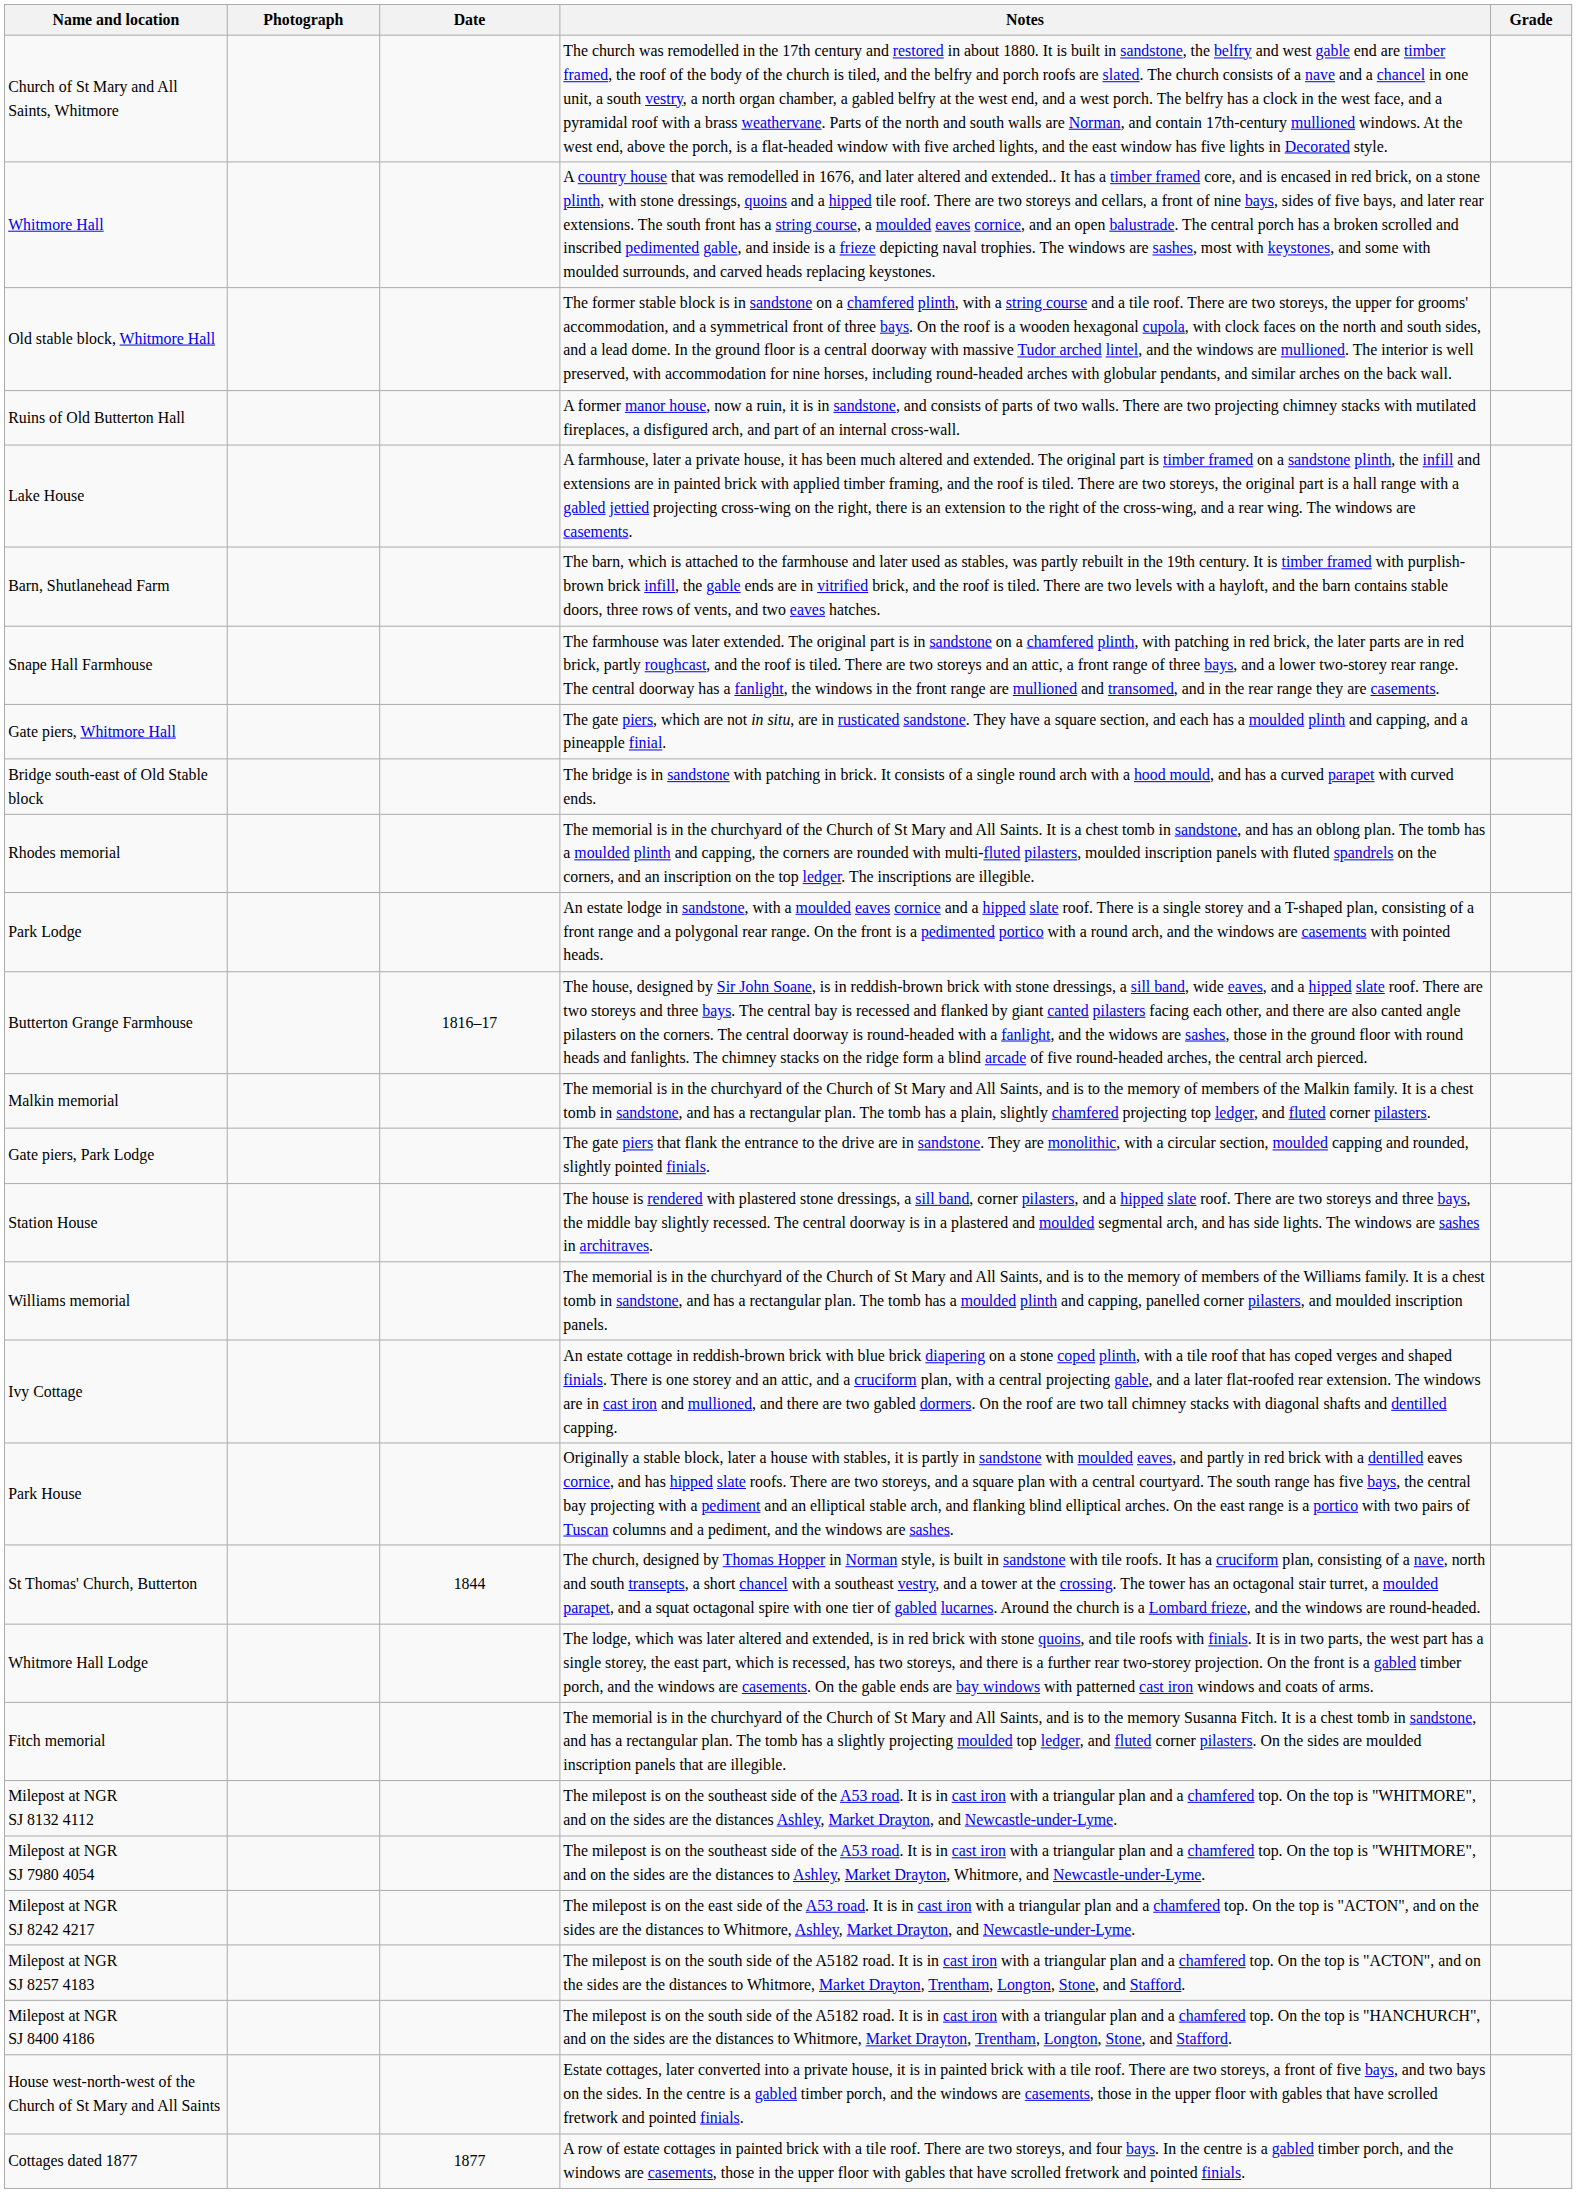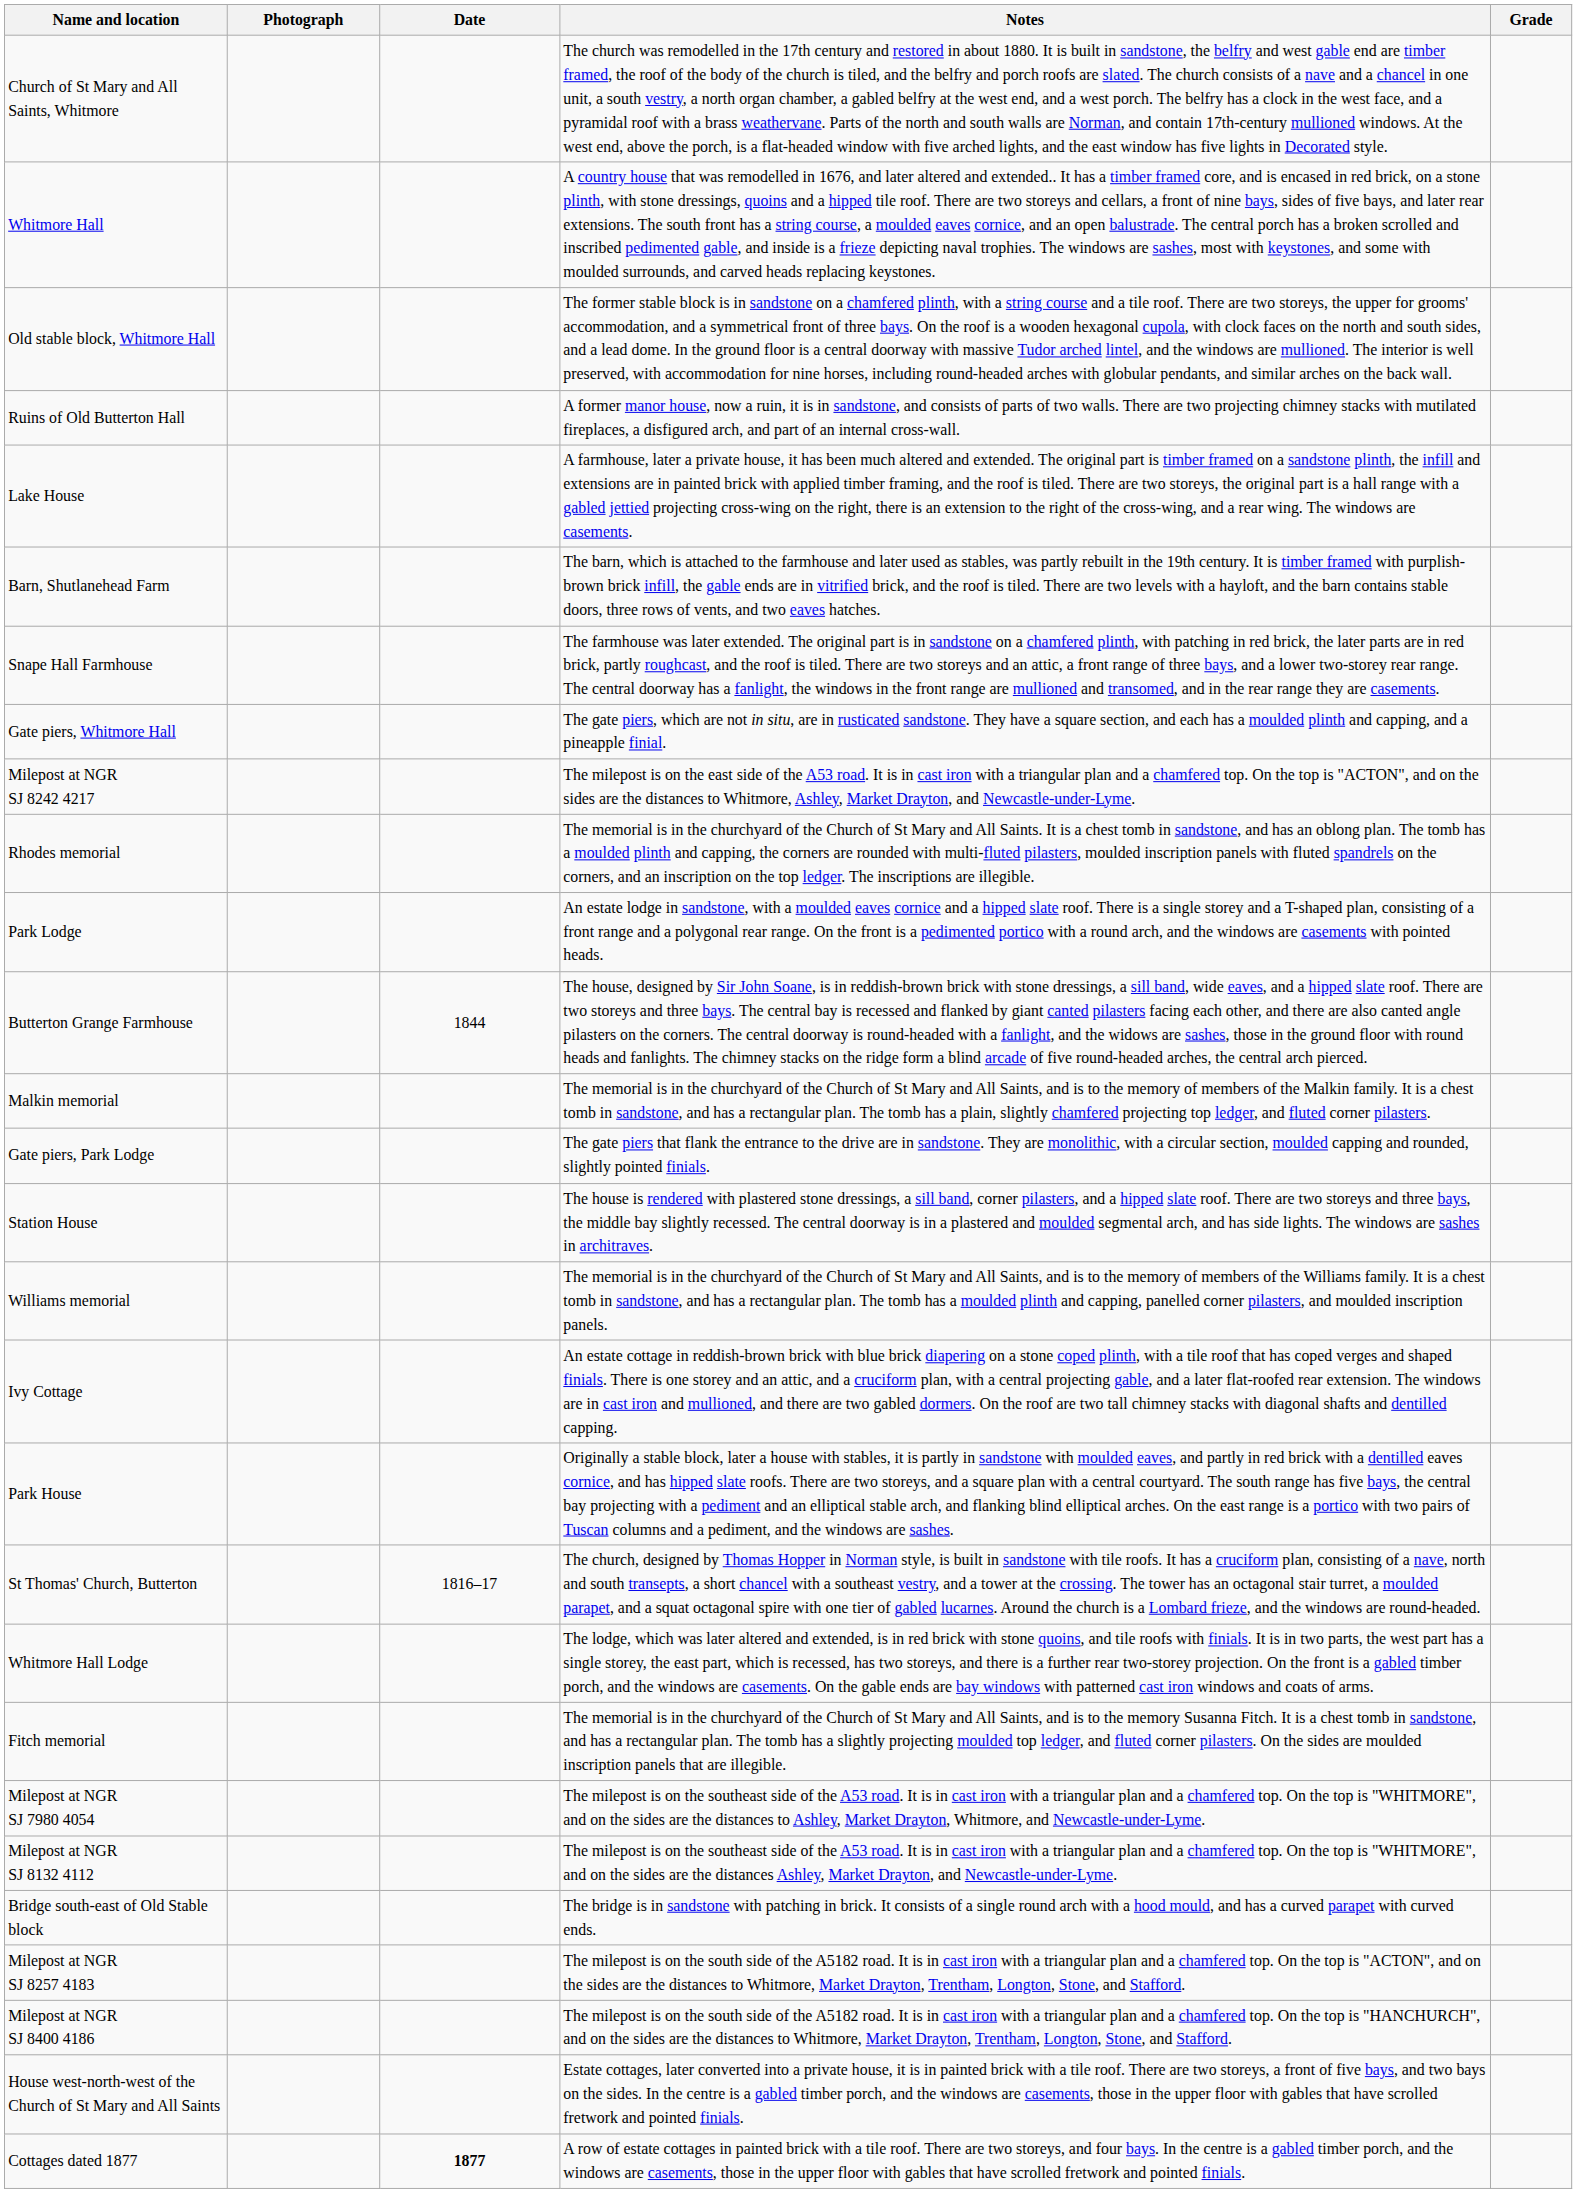rows swapped: (108, 786) <-> (63, 1917)
(470, 1022) 1816–17 -> (470, 1022) 1844
(470, 1584) 1844 -> (470, 1584) 1816–17
rows swapped: (63, 1863) <-> (63, 1808)
(470, 2160) normal -> (470, 2160) bold
